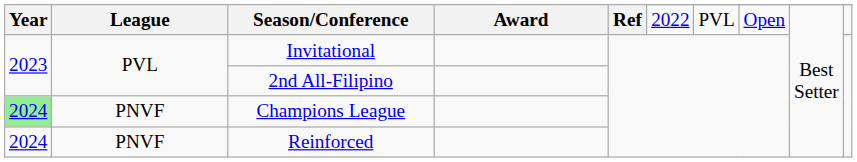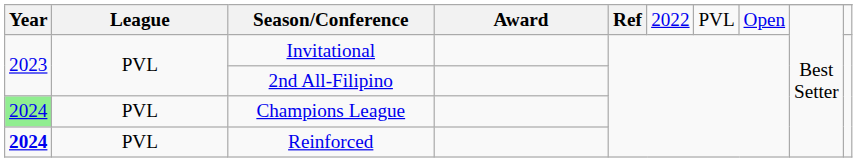(140, 111) PNVF -> (140, 111) PVL
(28, 141) normal -> (28, 141) bold
(140, 141) PNVF -> (140, 141) PVL
